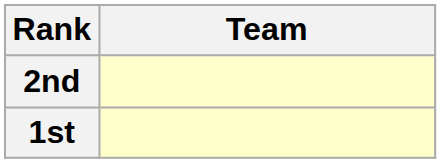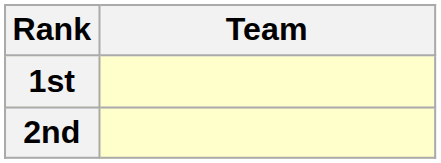rows swapped: (52, 132) <-> (52, 81)
